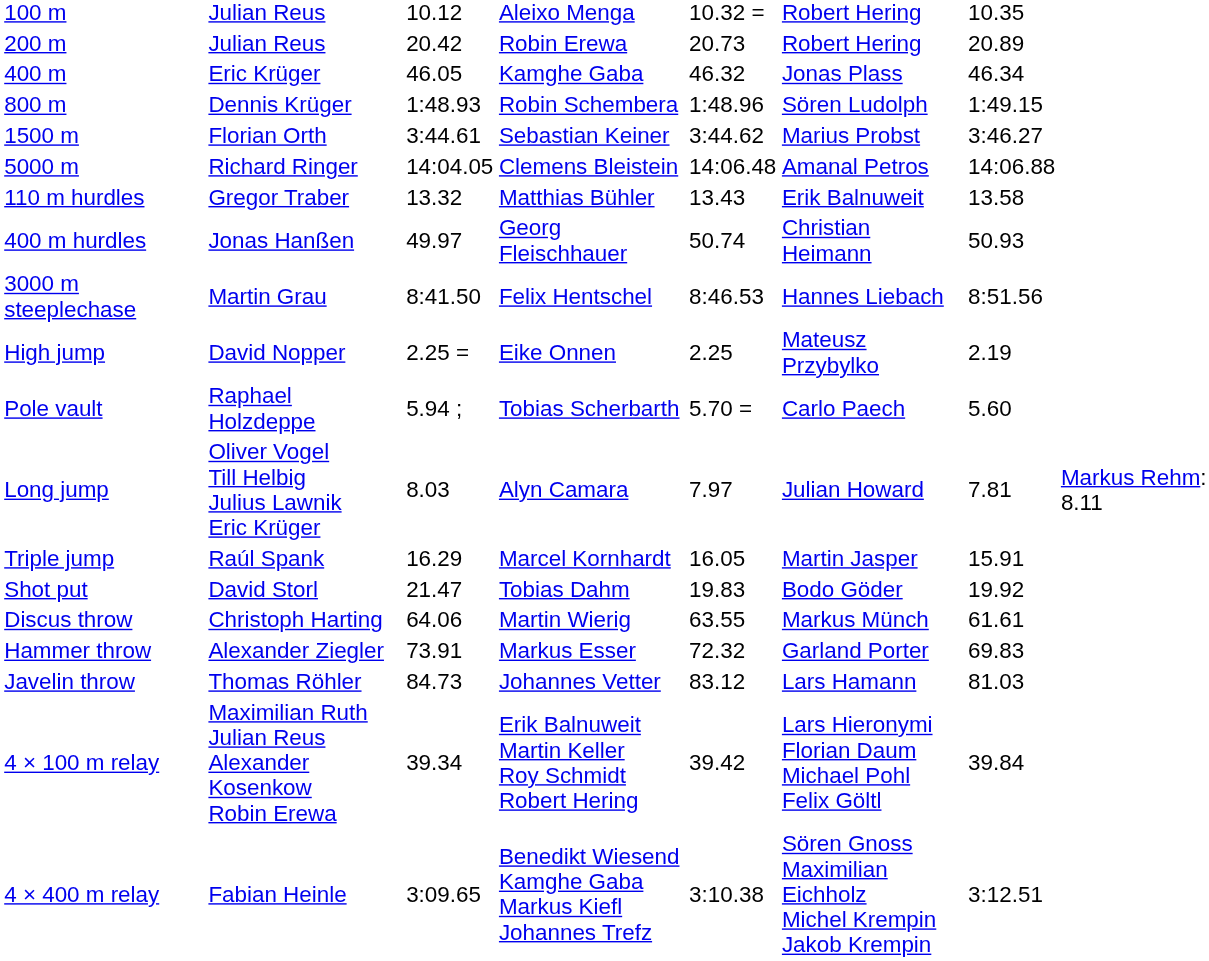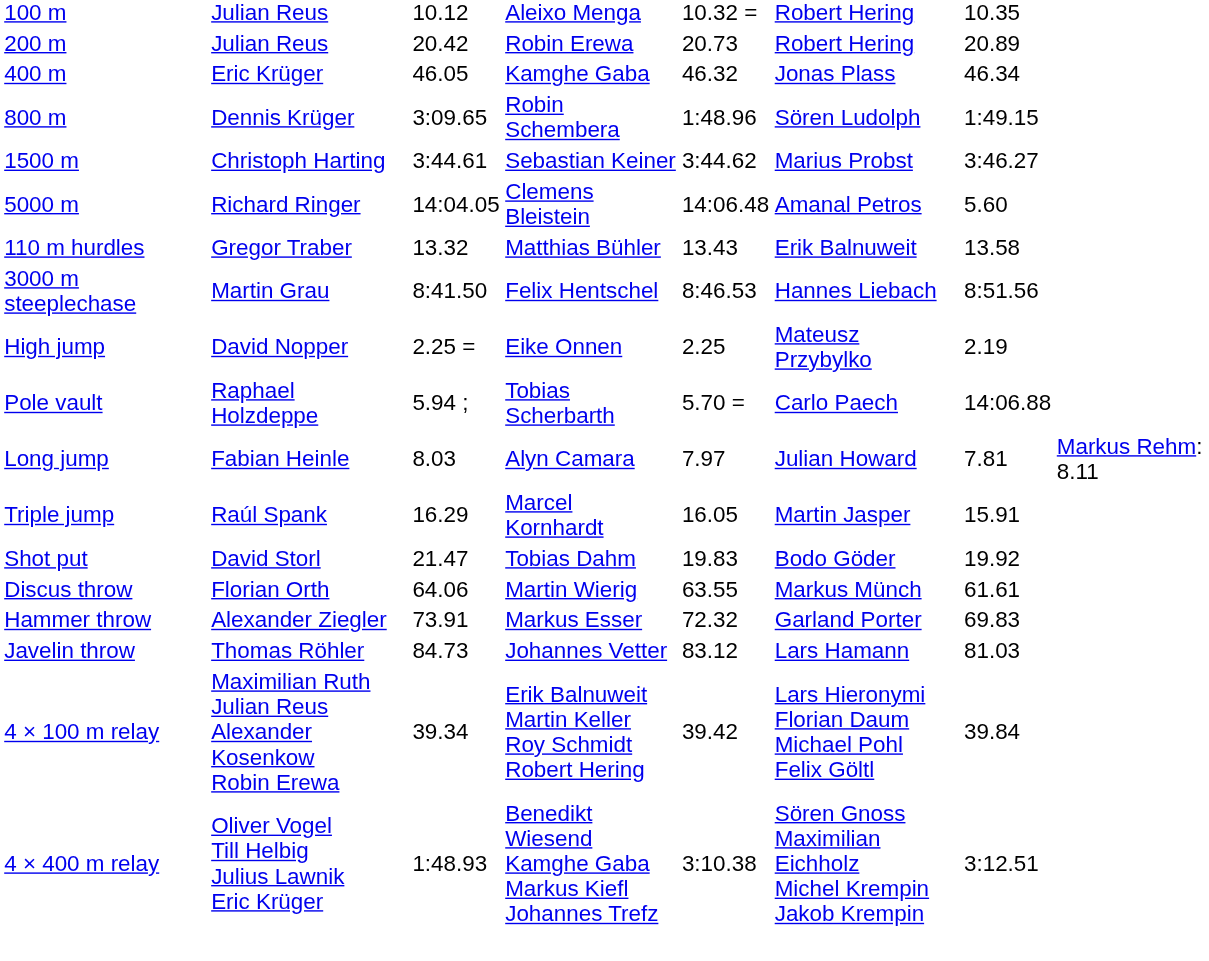(444, 104) 1:48.93 -> (450, 117) 3:09.65
(268, 135) Florian Orth -> (298, 160) Christoph Harting
(1012, 166) 14:06.88 -> (986, 204) 5.60
- row: (75, 240)
(990, 408) 5.60 -> (1008, 403) 14:06.88
(275, 490) Oliver Vogel Till Helbig Julius Lawnik Eric Krüger -> (280, 459) Fabian Heinle
(296, 620) Christoph Harting -> (270, 589) Florian Orth
(278, 894) Fabian Heinle -> (278, 863) Oliver Vogel Till Helbig Julius Lawnik Eric Krüger
(444, 894) 3:09.65 -> (450, 863) 1:48.93
